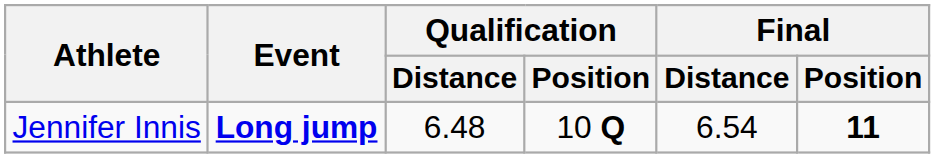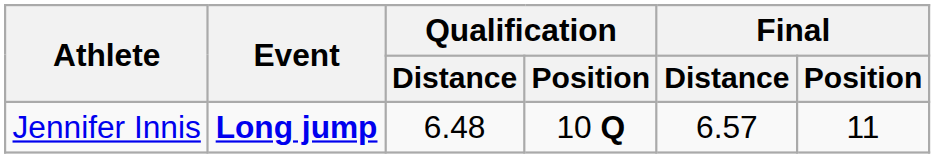(727, 128) 6.54 -> (727, 128) 6.57
(863, 128) bold -> (863, 128) normal
